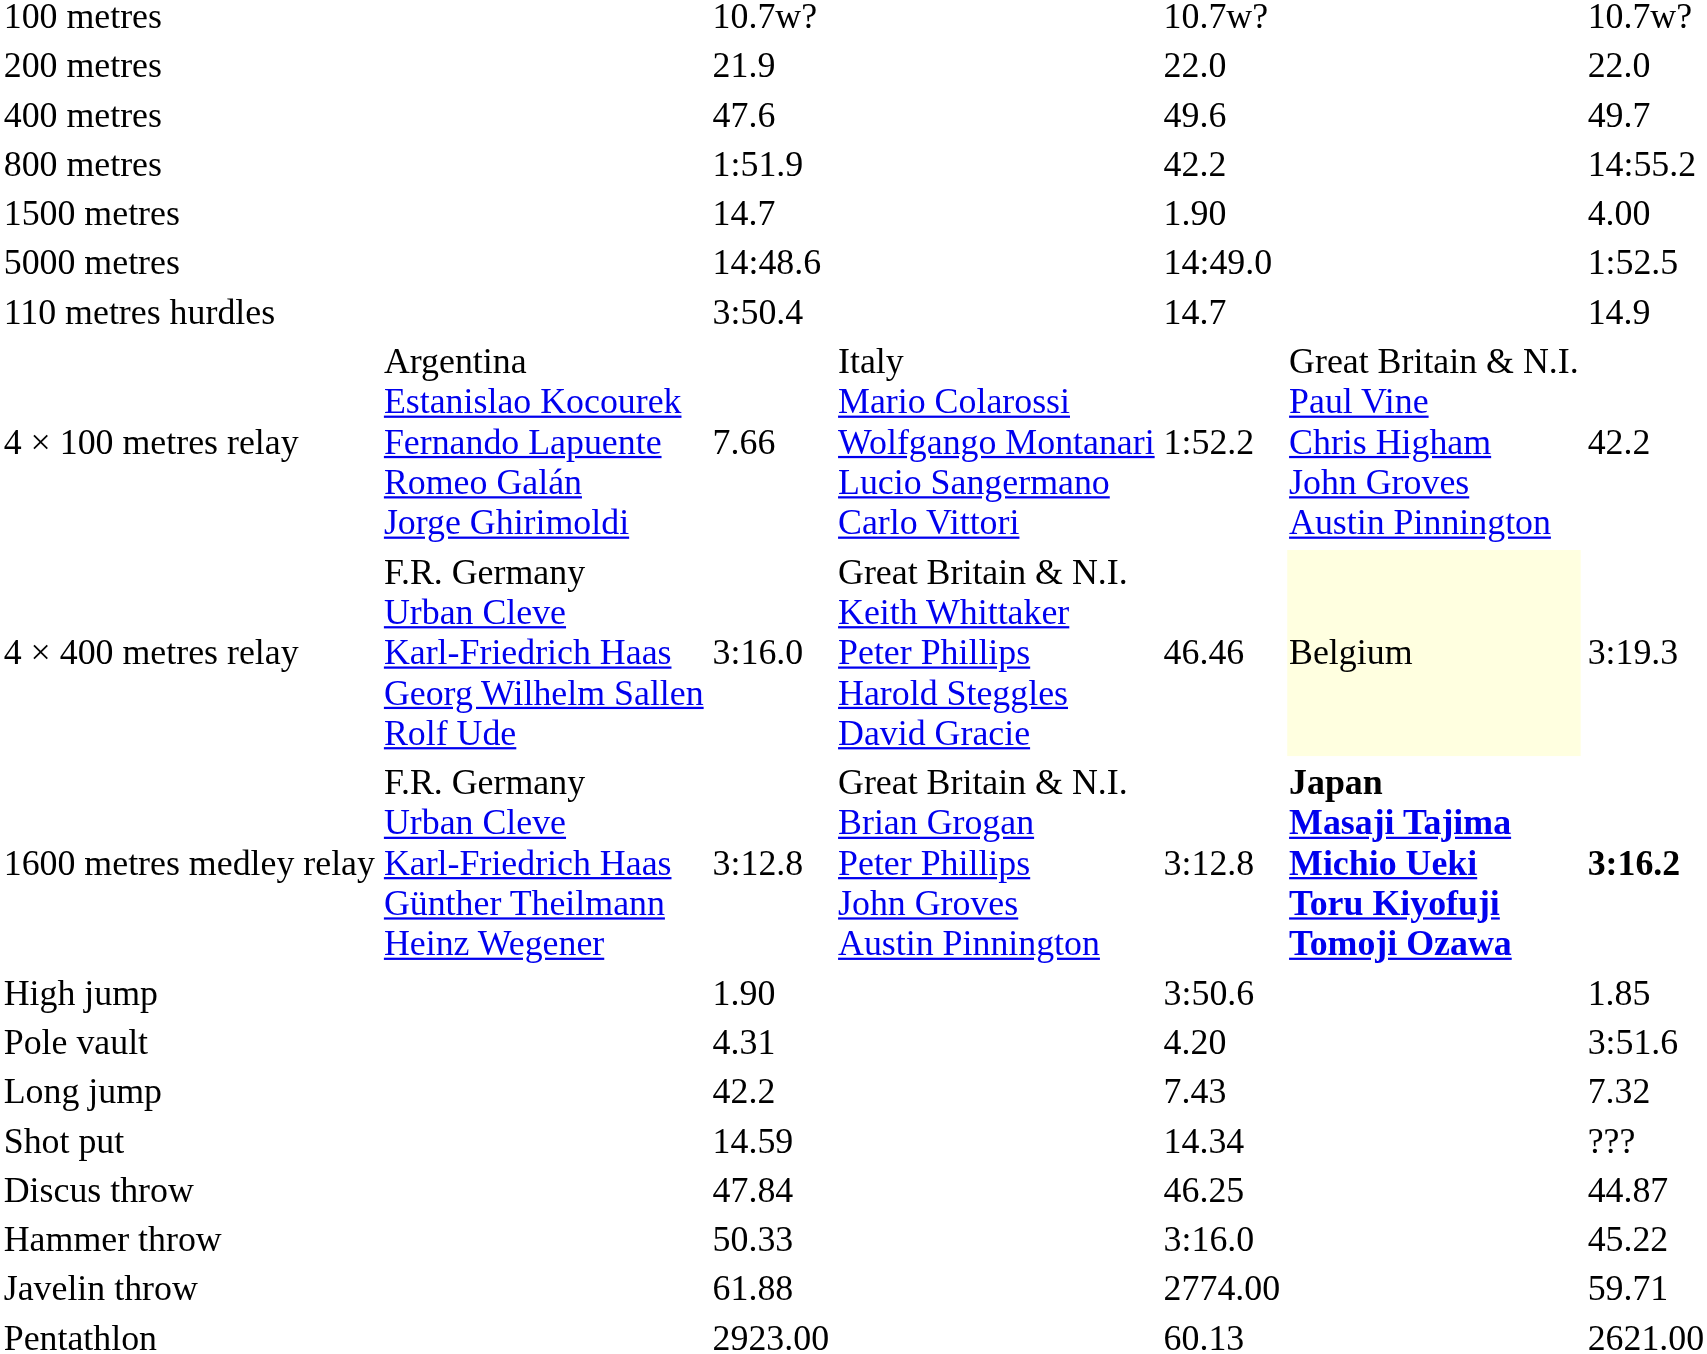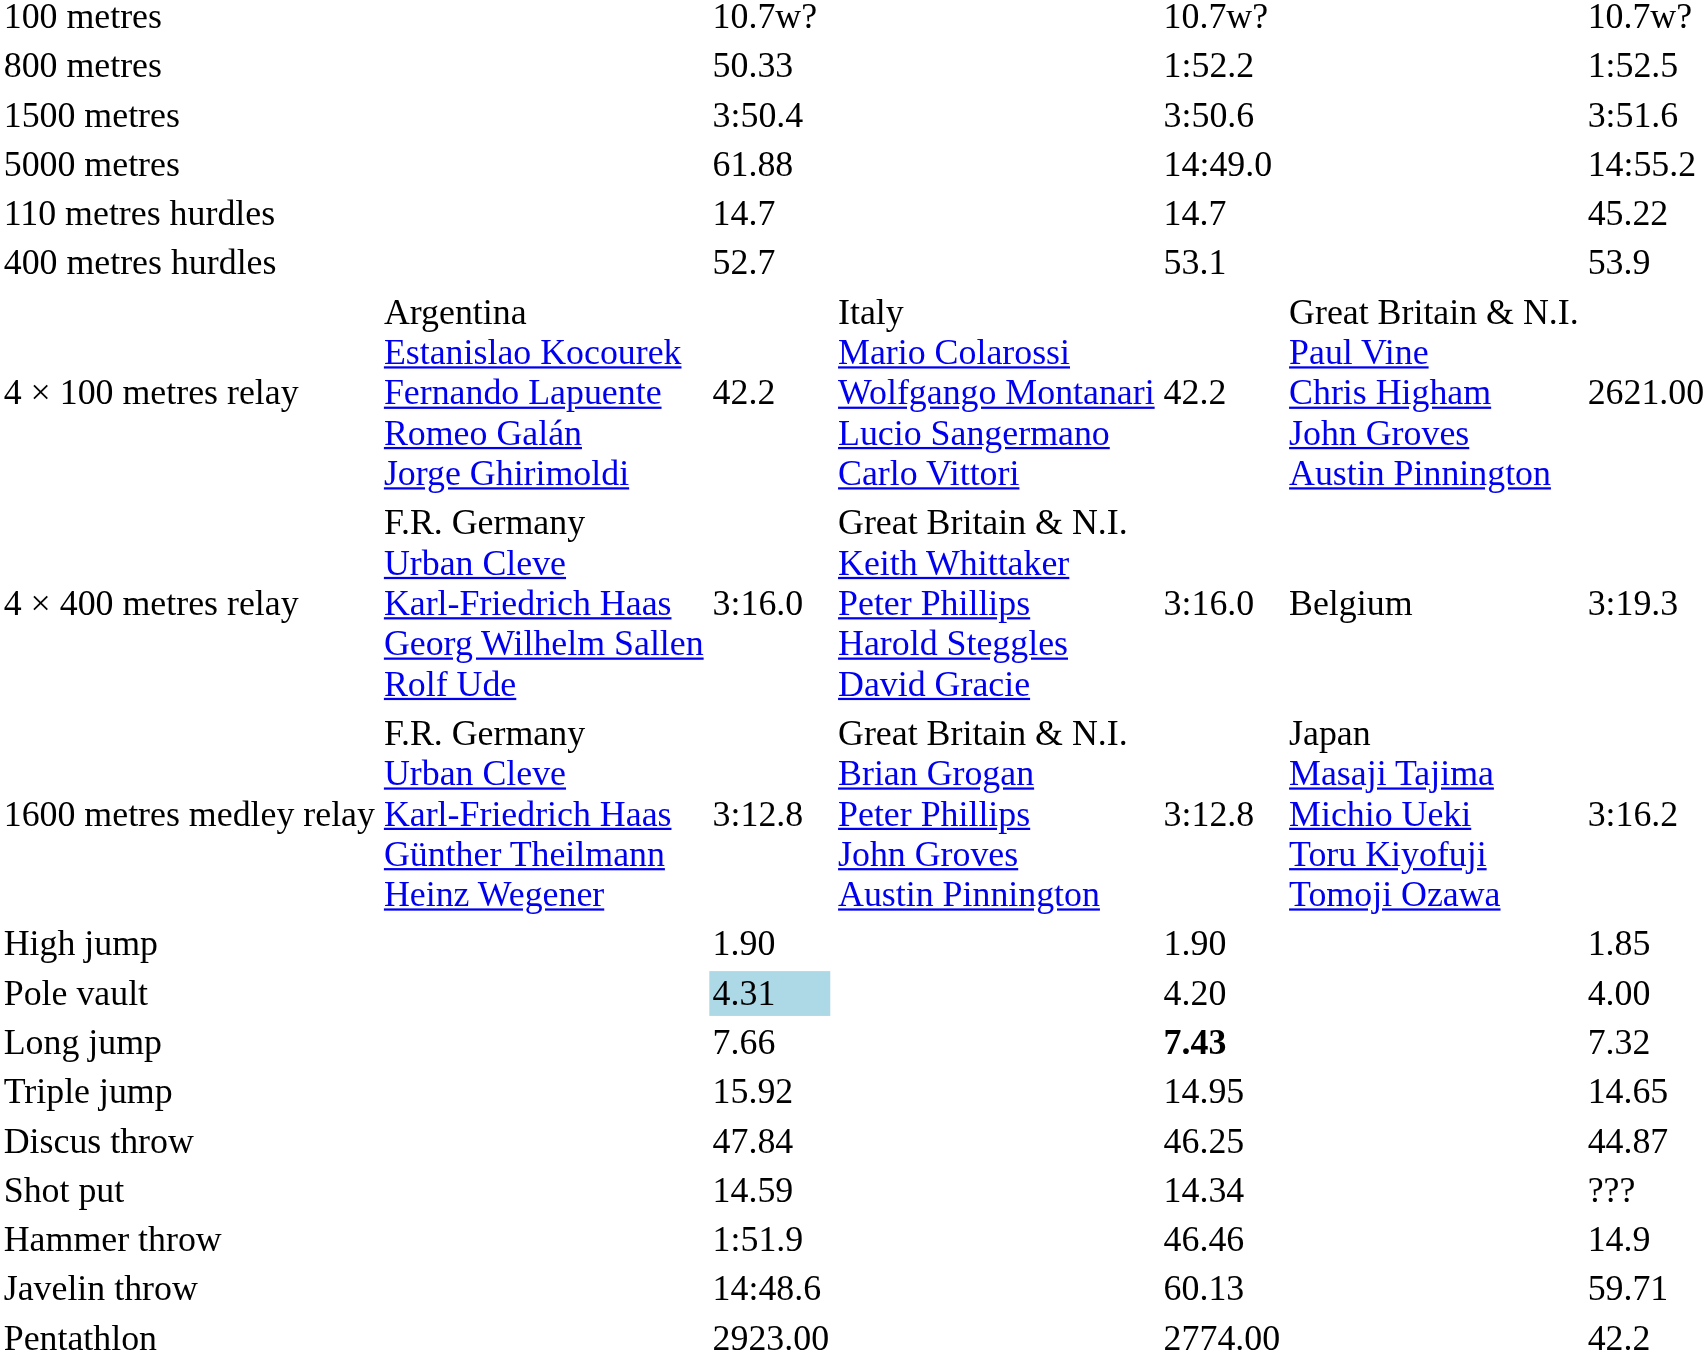- row: (83, 65)
- row: (83, 114)
(758, 164) 1:51.9 -> (753, 65) 50.33
(1195, 164) 42.2 -> (1209, 65) 1:52.2
(1642, 164) 14:55.2 -> (1633, 65) 1:52.5
(744, 213) 14.7 -> (758, 114) 3:50.4
(1195, 213) 1.90 -> (1209, 114) 3:50.6
(1619, 213) 4.00 -> (1633, 114) 3:51.6
(767, 262) 14:48.6 -> (753, 164) 61.88
(1633, 262) 1:52.5 -> (1642, 164) 14:55.2
(758, 311) 3:50.4 -> (744, 213) 14.7
(1619, 311) 14.9 -> (1628, 213) 45.22
+ row: (140, 262)
(744, 441) 7.66 -> (744, 392) 42.2
(1209, 441) 1:52.2 -> (1195, 392) 42.2
(1619, 441) 42.2 -> (1646, 392) 2621.00
(1204, 652) 46.46 -> (1209, 603) 3:16.0
(1351, 652) lightyellow background -> (1351, 603) no background
(1400, 862) bold -> (1395, 813) normal
(1634, 862) bold -> (1633, 813) normal
(1209, 992) 3:50.6 -> (1195, 943) 1.90
(744, 1042) no background -> (744, 992) lightblue background
(1633, 1042) 3:51.6 -> (1619, 992) 4.00
(744, 1091) 42.2 -> (744, 1042) 7.66
(1195, 1091) normal -> (1195, 1042) bold
+ row: (88, 1091)
rows swapped: (64, 1140) <-> (99, 1190)
(753, 1239) 50.33 -> (758, 1239) 1:51.9
(1209, 1239) 3:16.0 -> (1204, 1239) 46.46
(1628, 1239) 45.22 -> (1619, 1239) 14.9
(753, 1288) 61.88 -> (767, 1288) 14:48.6
(1222, 1288) 2774.00 -> (1204, 1288) 60.13
(1204, 1337) 60.13 -> (1222, 1337) 2774.00
(1646, 1337) 2621.00 -> (1619, 1337) 42.2
